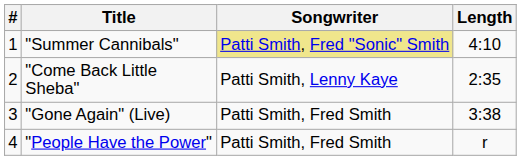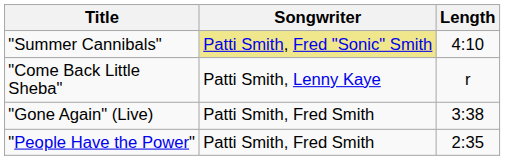- column: (13, 17)
(485, 79) 2:35 -> (468, 79) r
(485, 141) r -> (468, 141) 2:35
